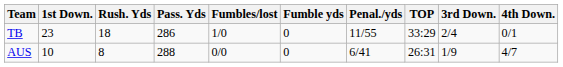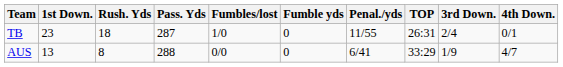(166, 33) 286 -> (166, 33) 287
(422, 33) 33:29 -> (422, 33) 26:31
(47, 52) 10 -> (47, 52) 13
(422, 52) 26:31 -> (422, 52) 33:29
